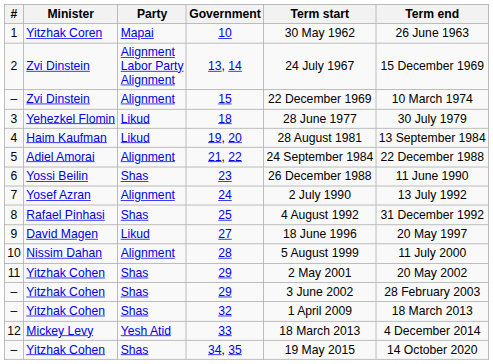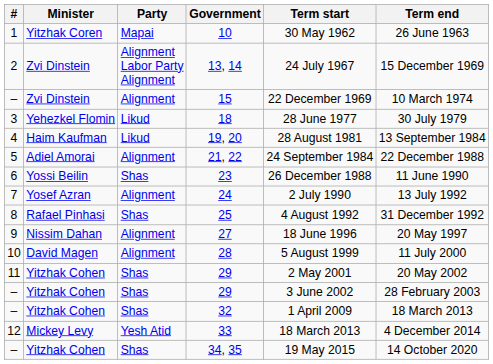(62, 234) David Magen -> (64, 234) Nissim Dahan
(135, 234) Likud -> (148, 234) Alignment
(64, 253) Nissim Dahan -> (62, 253) David Magen
